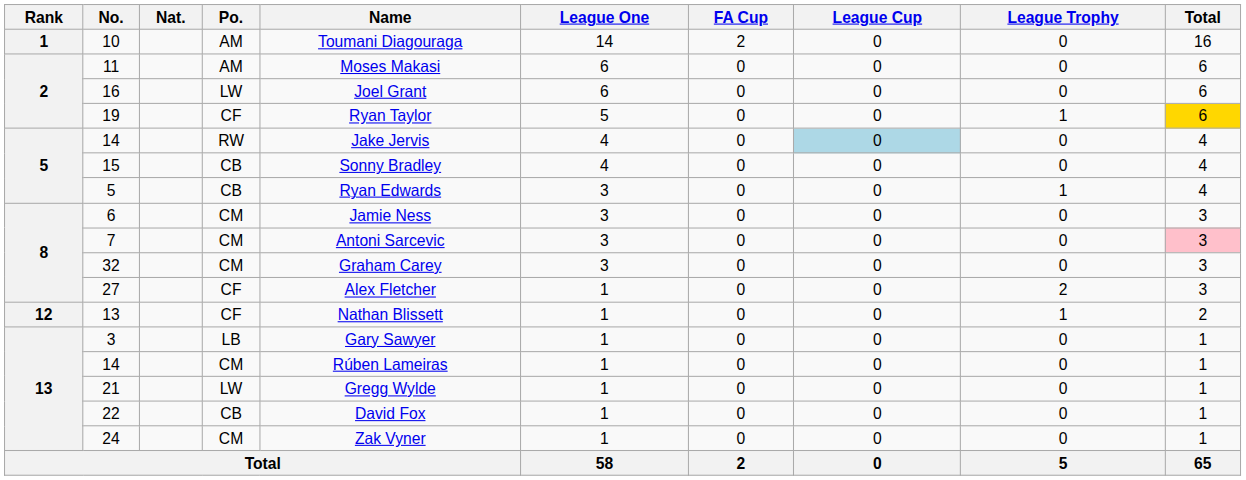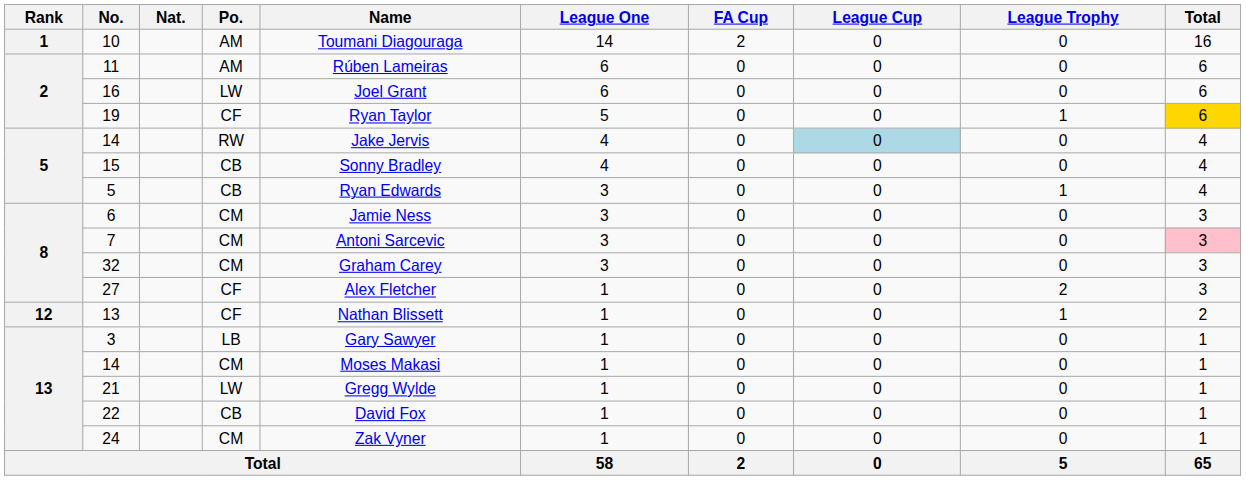(390, 67) Moses Makasi -> (390, 67) Rúben Lameiras
(390, 364) Rúben Lameiras -> (390, 364) Moses Makasi
